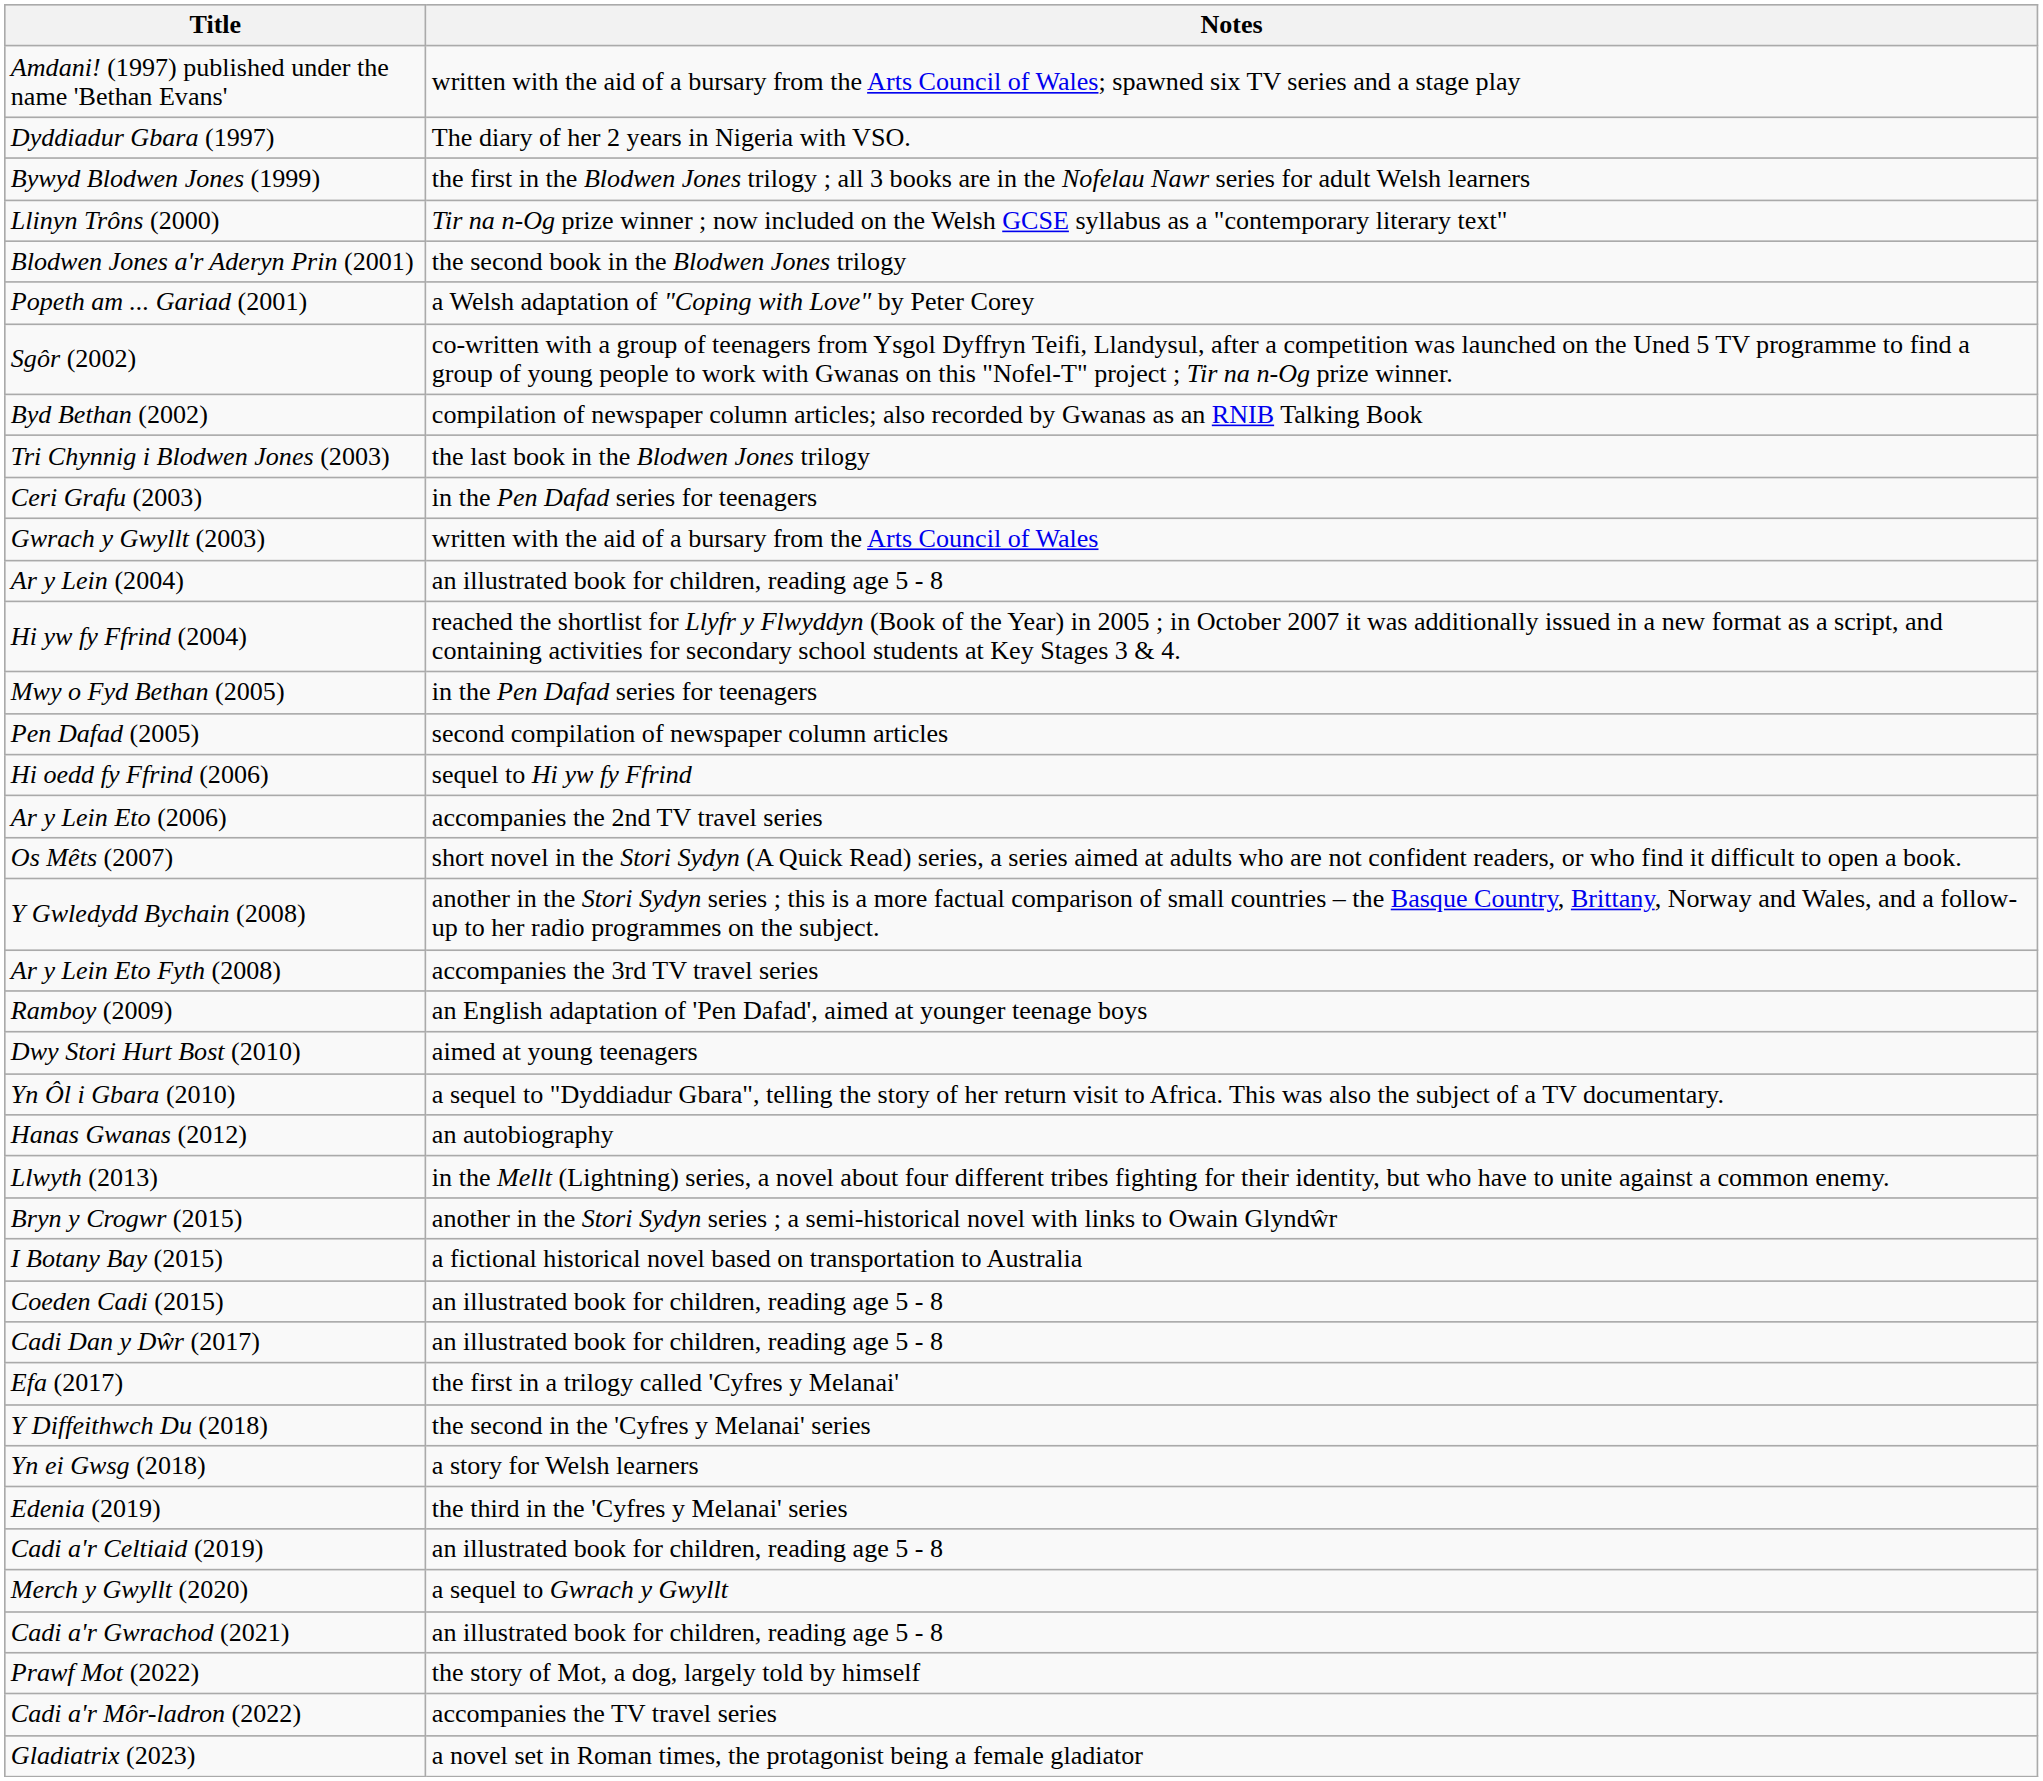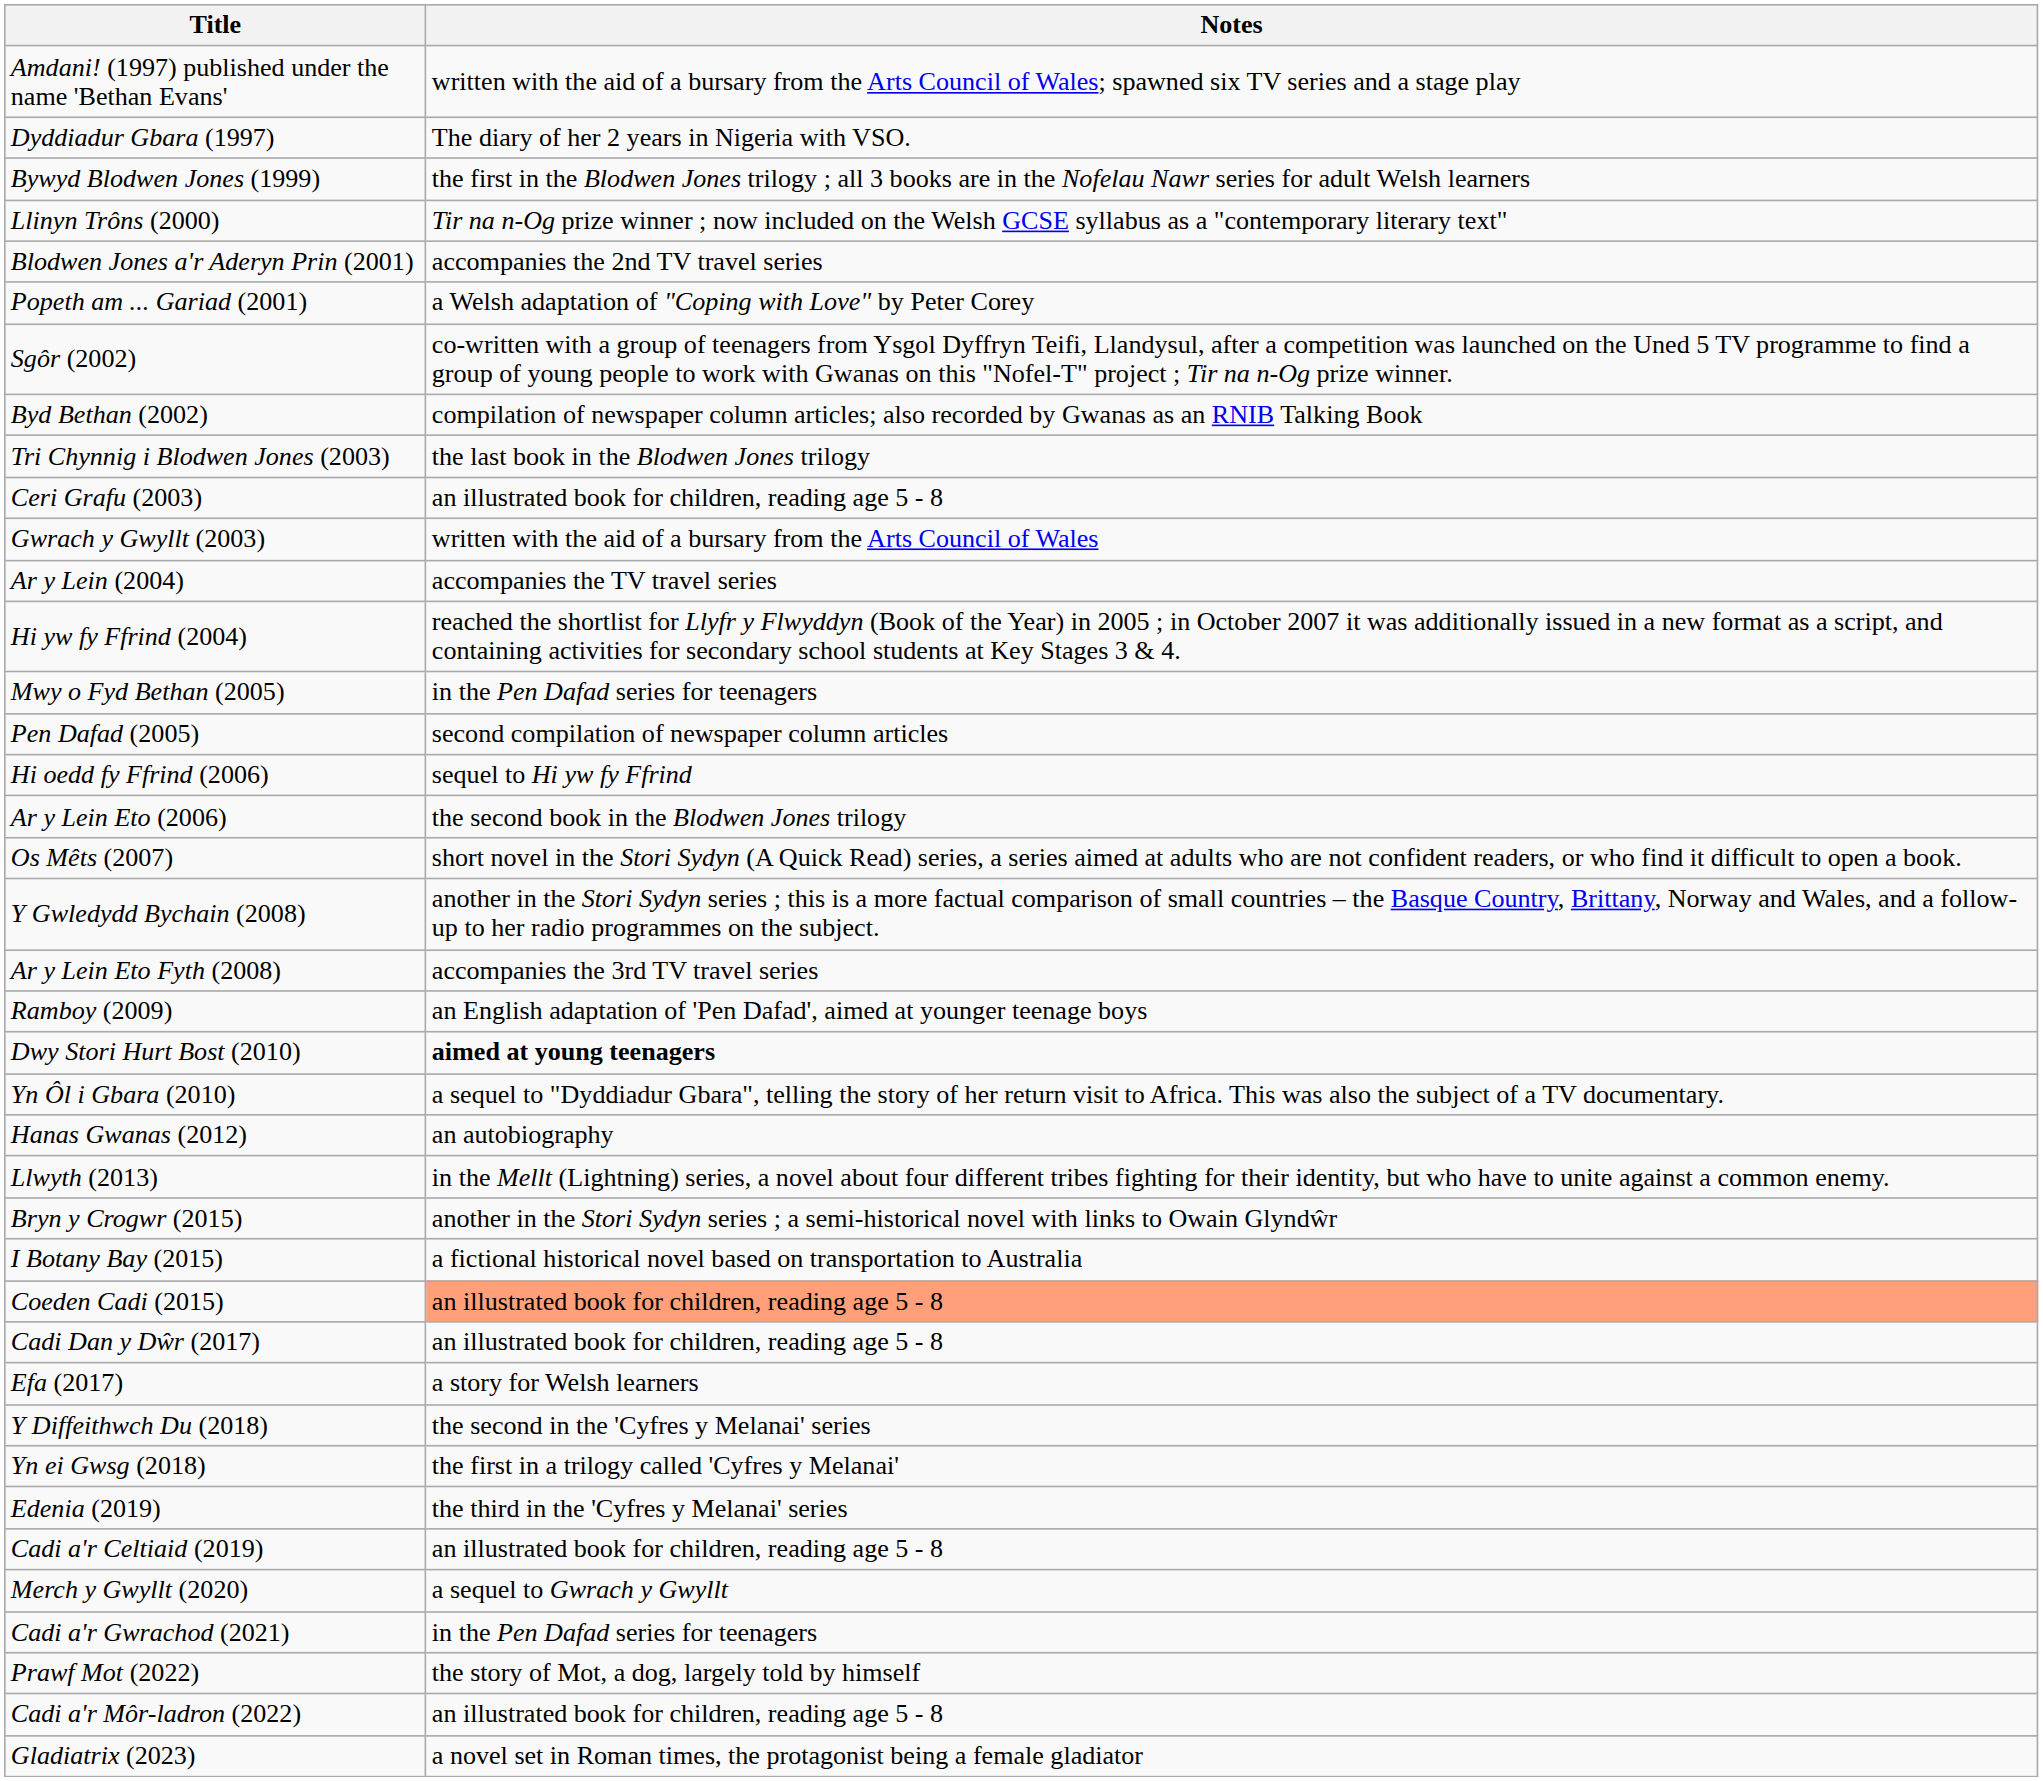(669, 261) the second book in the Blodwen Jones trilogy -> (627, 261) accompanies the 2nd TV travel series
(624, 497) in the Pen Dafad series for teenagers -> (687, 497) an illustrated book for children, reading age 5 - 8
(687, 580) an illustrated book for children, reading age 5 - 8 -> (604, 580) accompanies the TV travel series
(627, 816) accompanies the 2nd TV travel series -> (669, 816) the second book in the Blodwen Jones trilogy
(565, 1052) normal -> (573, 1052) bold
(687, 1300) no background -> (687, 1300) lightsalmon background
(665, 1383) the first in a trilogy called 'Cyfres y Melanai' -> (565, 1383) a story for Welsh learners
(565, 1466) a story for Welsh learners -> (665, 1466) the first in a trilogy called 'Cyfres y Melanai'
(687, 1631) an illustrated book for children, reading age 5 - 8 -> (624, 1631) in the Pen Dafad series for teenagers
(604, 1714) accompanies the TV travel series -> (687, 1714) an illustrated book for children, reading age 5 - 8
